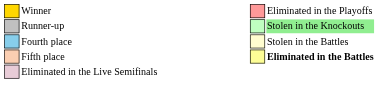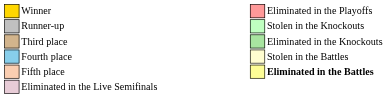(316, 26) lightgreen background -> (316, 26) no background
+ row: (44, 41)
